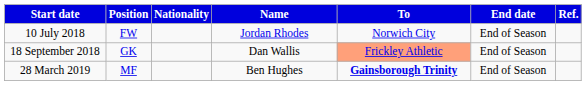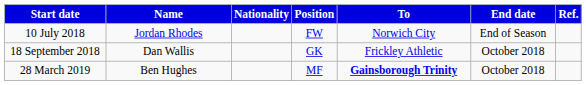columns swapped: (128, 14) <-> (274, 14)
(404, 52) lightsalmon background -> (404, 52) no background
(513, 52) End of Season -> (513, 52) October 2018
(513, 71) End of Season -> (513, 71) October 2018
